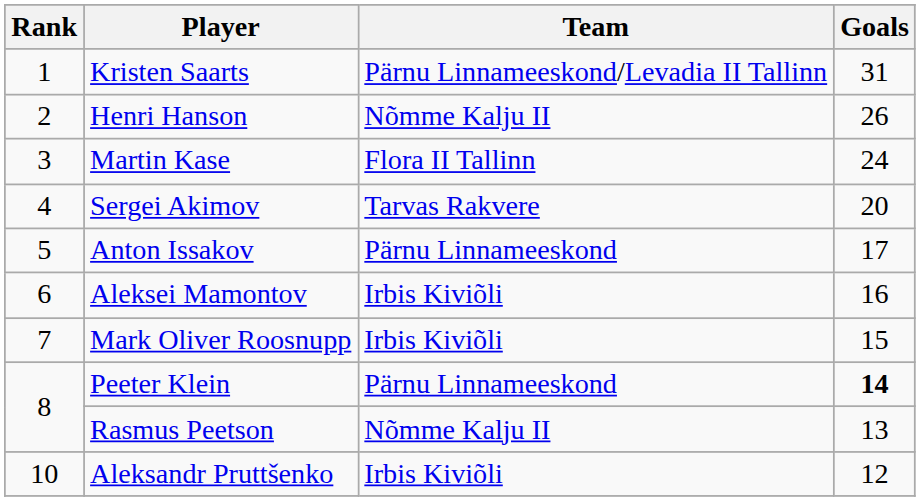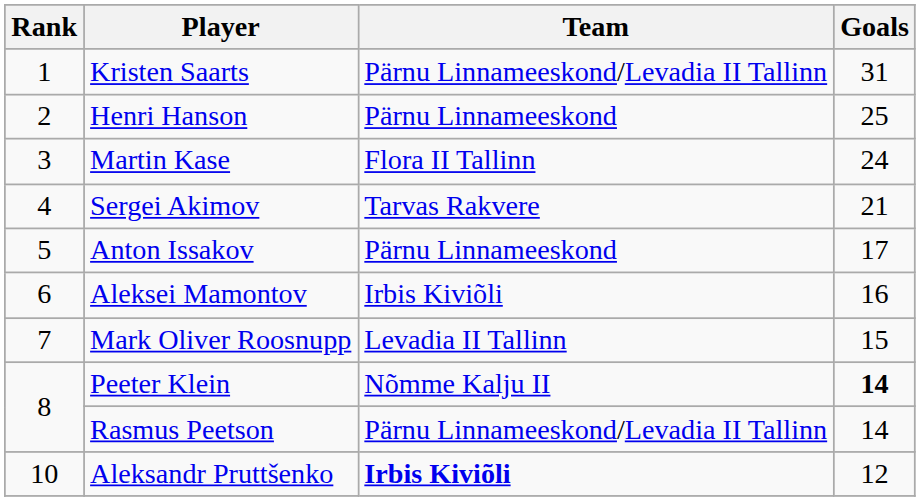(457, 116) Nõmme Kalju II -> (491, 116) Pärnu Linnameeskond
(875, 116) 26 -> (875, 116) 25
(875, 205) 20 -> (875, 205) 21
(434, 339) Irbis Kiviõli -> (466, 339) Levadia II Tallinn
(491, 384) Pärnu Linnameeskond -> (457, 384) Nõmme Kalju II
(457, 428) Nõmme Kalju II -> (596, 428) Pärnu Linnameeskond/Levadia II Tallinn
(875, 428) 13 -> (875, 428) 14
(434, 473) normal -> (437, 473) bold
